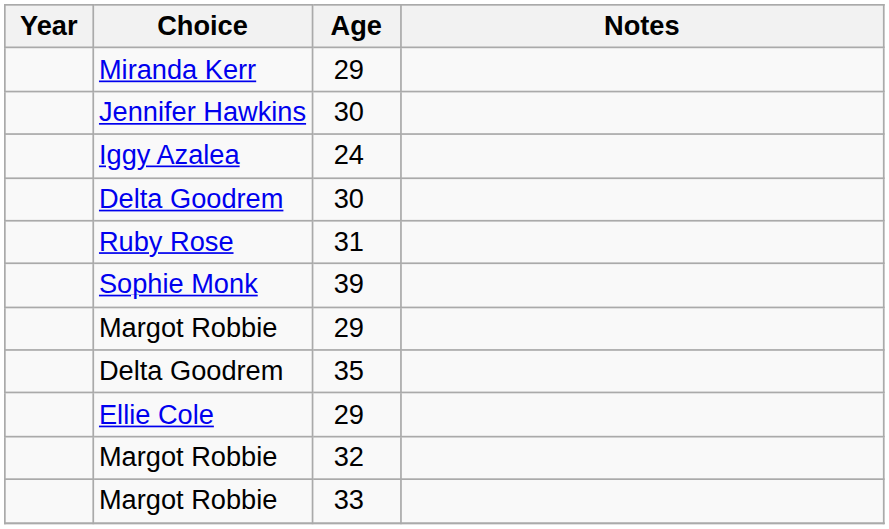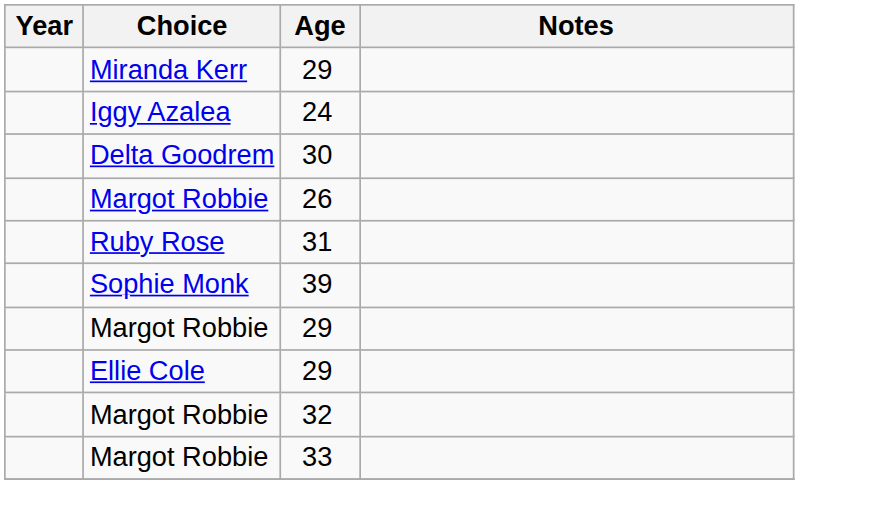- row: (203, 112)
+ row: (179, 198)
- row: (191, 371)
